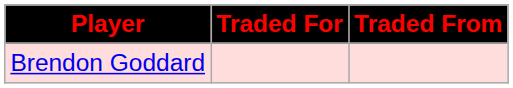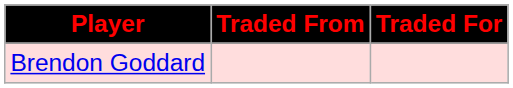columns swapped: (428, 23) <-> (280, 23)
